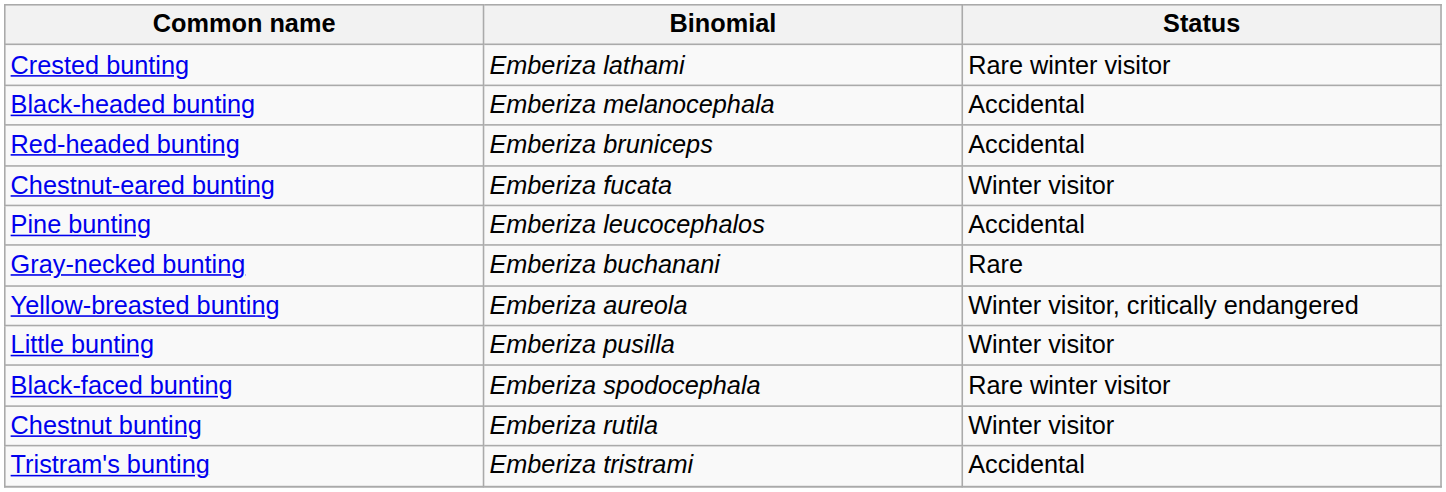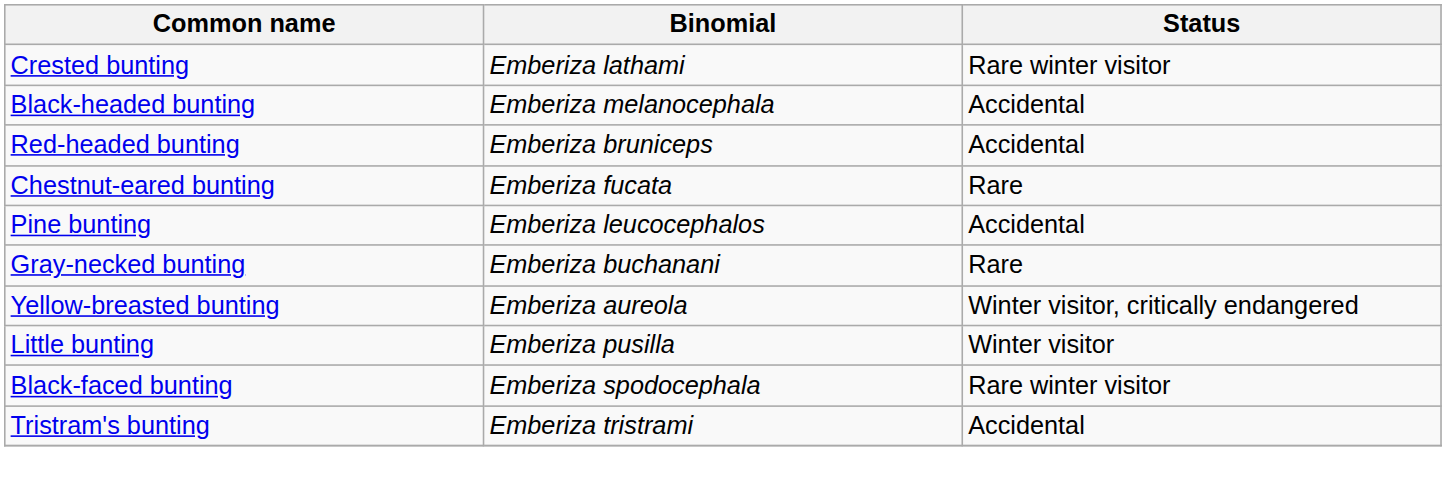(1041, 184) Winter visitor -> (996, 184) Rare
- row: (106, 425)
